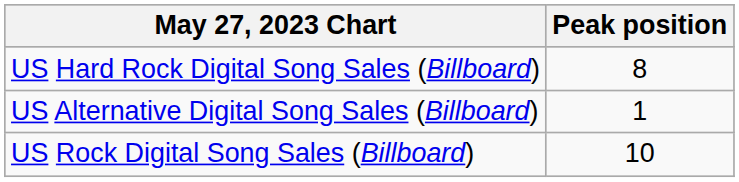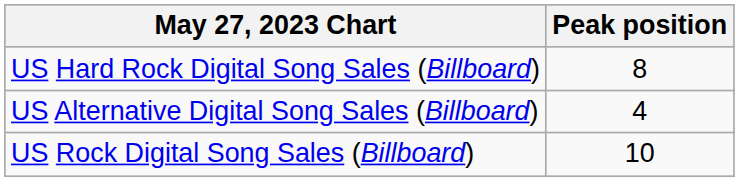(640, 111) 1 -> (640, 111) 4
